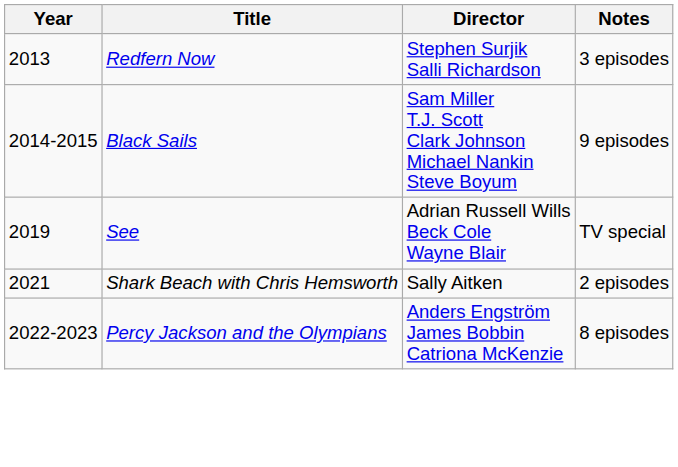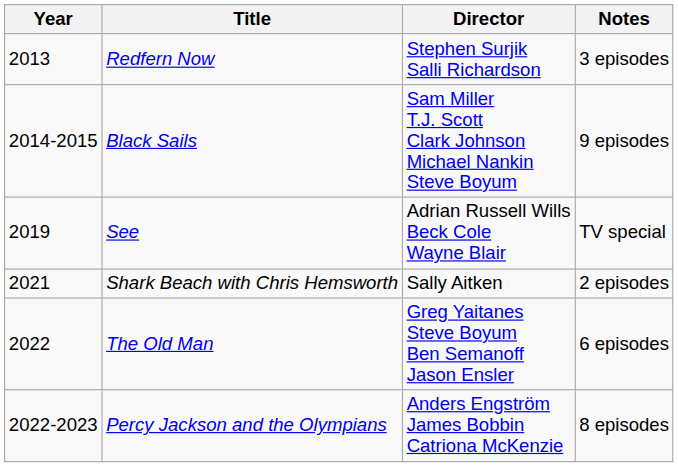+ row: (160, 343)
